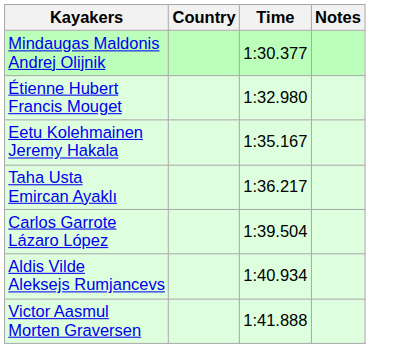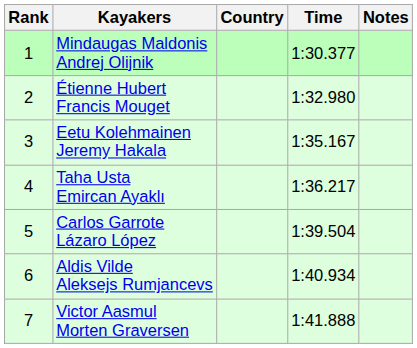+ column: (28, 17)
